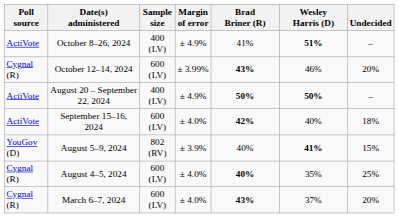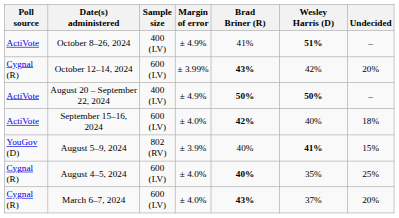(313, 70) 46% -> (313, 70) 42%
